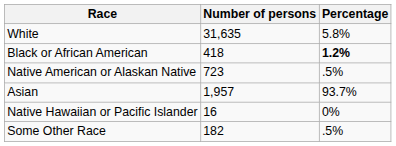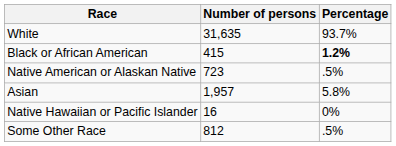(336, 33) 5.8% -> (339, 33) 93.7%
(214, 53) 418 -> (214, 53) 415
(339, 92) 93.7% -> (336, 92) 5.8%
(214, 131) 182 -> (214, 131) 812
